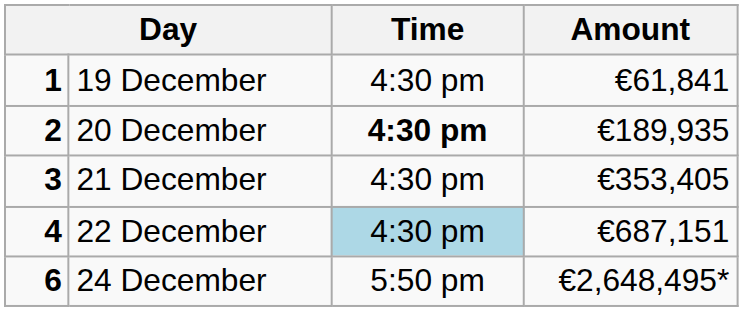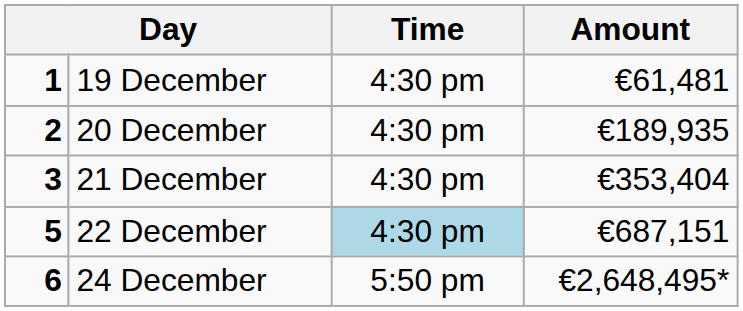(672, 79) €61,841 -> (672, 79) €61,481
(428, 130) bold -> (428, 130) normal
(663, 180) €353,405 -> (663, 180) €353,404
(53, 230) 4 -> (53, 230) 5
